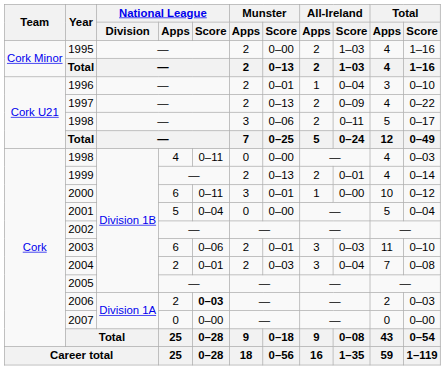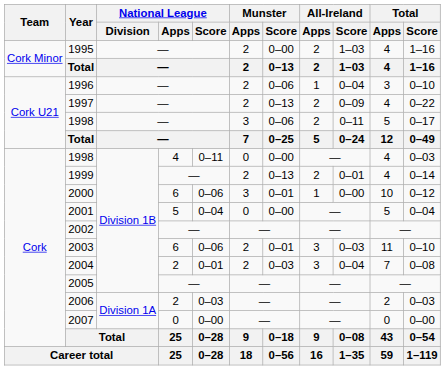(281, 85) 0–01 -> (281, 85) 0–06
(211, 193) 0–11 -> (211, 193) 0–06
(211, 301) bold -> (211, 301) normal
